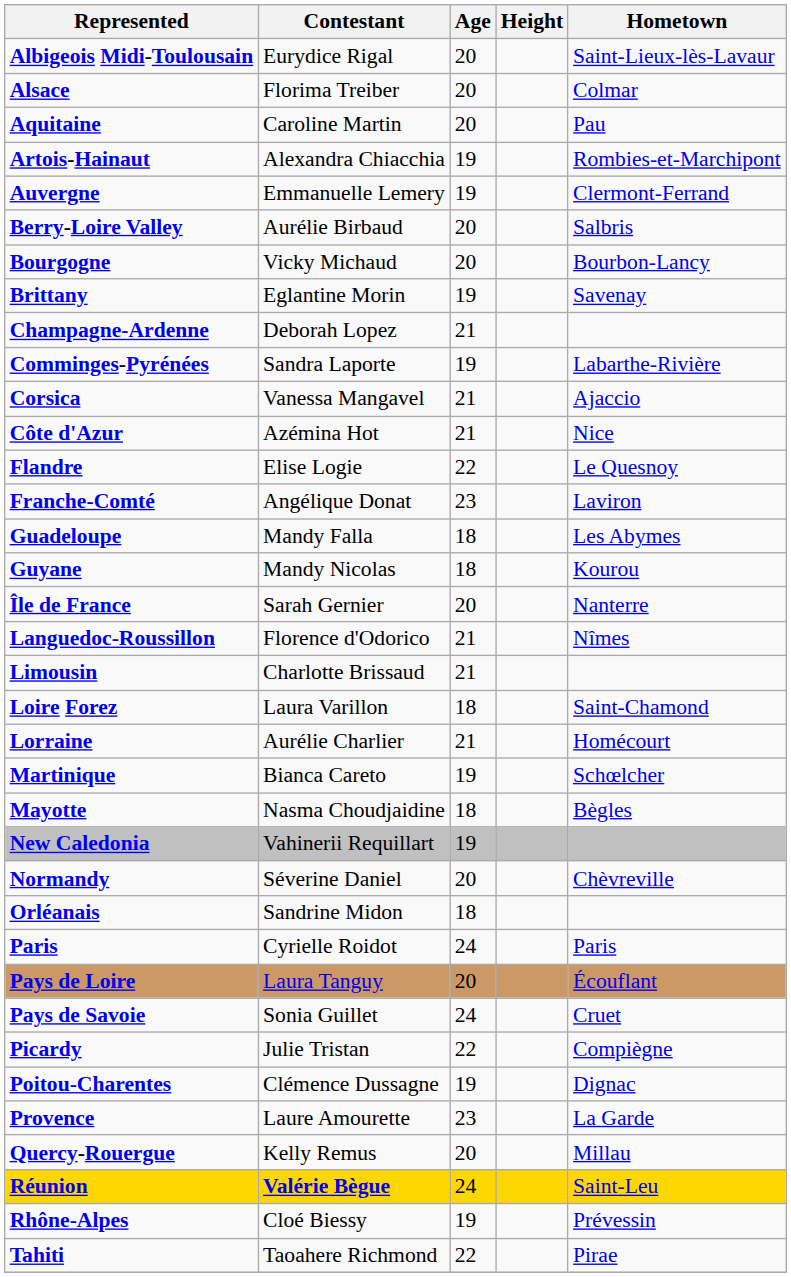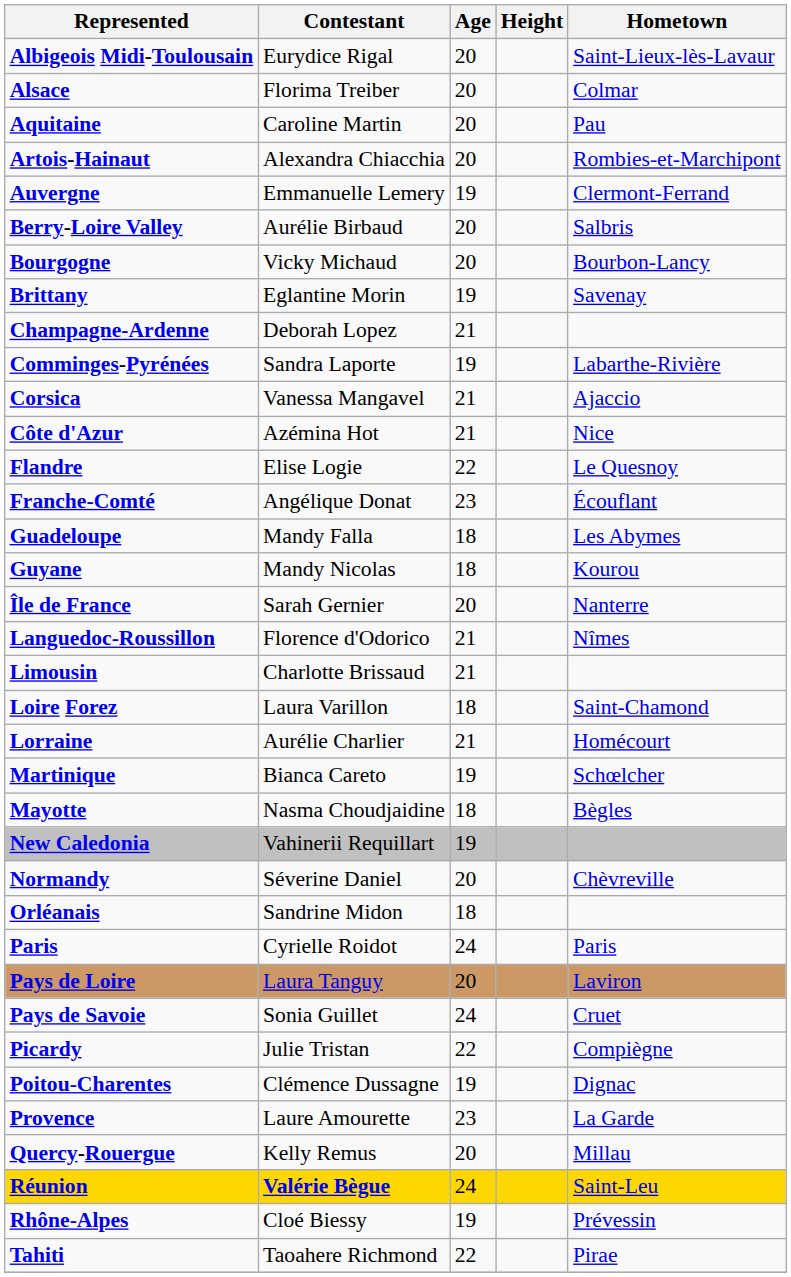(466, 158) 19 -> (466, 158) 20
(607, 501) Laviron -> (615, 501) Écouflant
(615, 980) Écouflant -> (607, 980) Laviron
